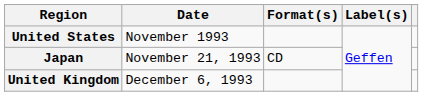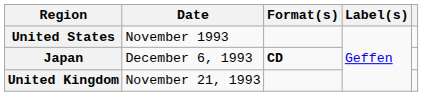(193, 59) November 21, 1993 -> (189, 59) December 6, 1993
(275, 59) normal -> (275, 59) bold
(189, 80) December 6, 1993 -> (193, 80) November 21, 1993
